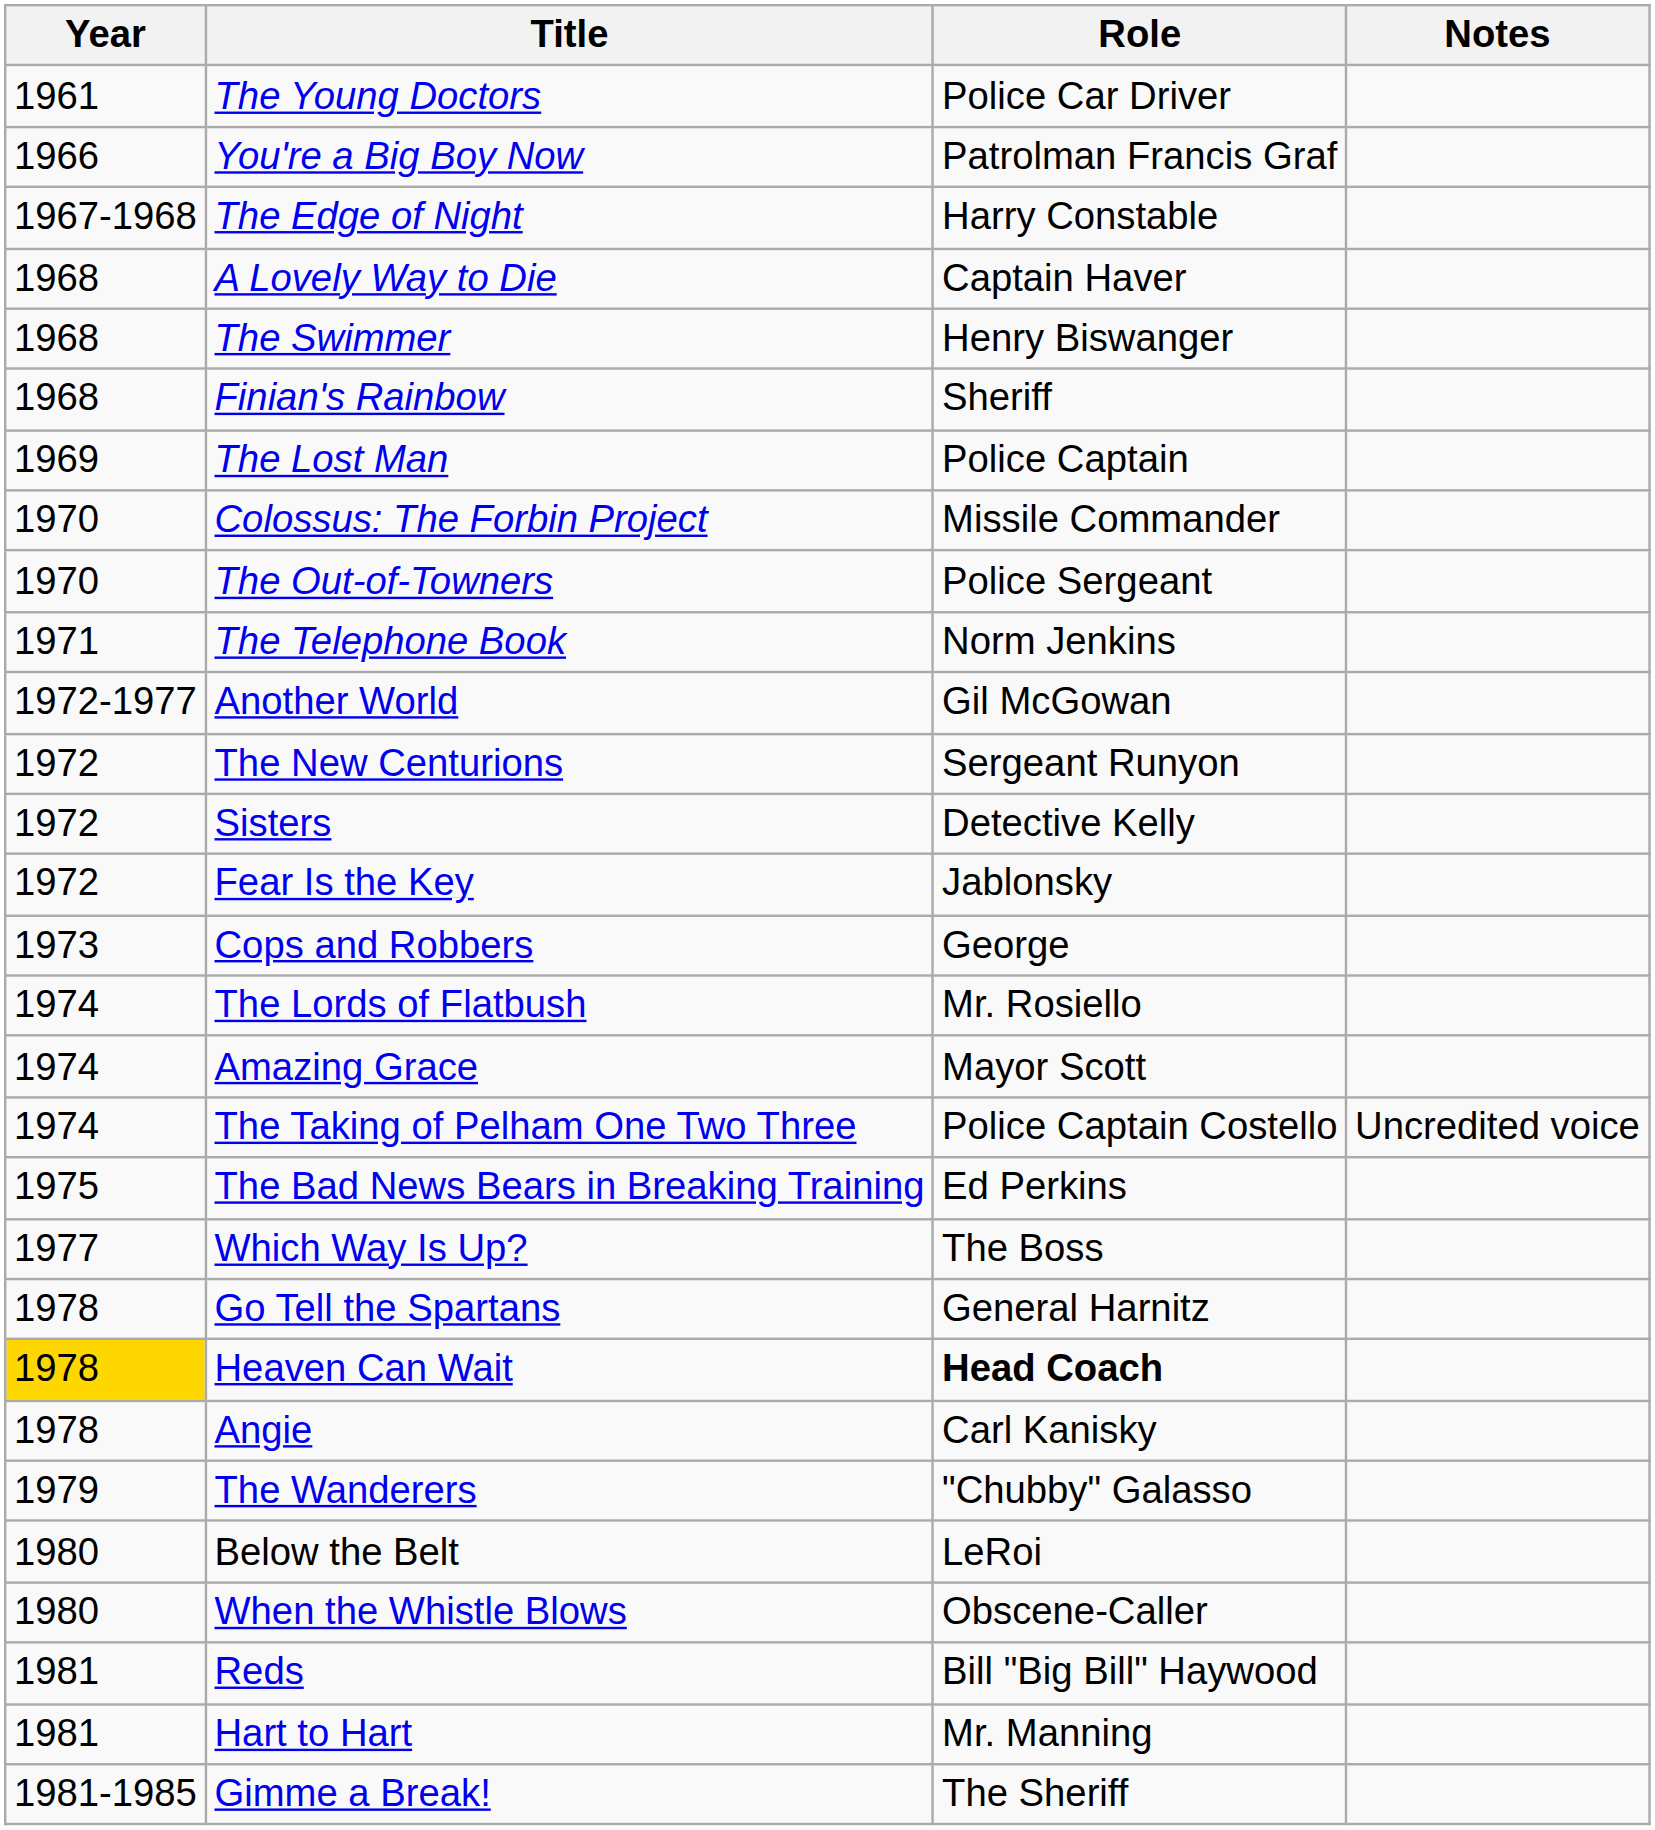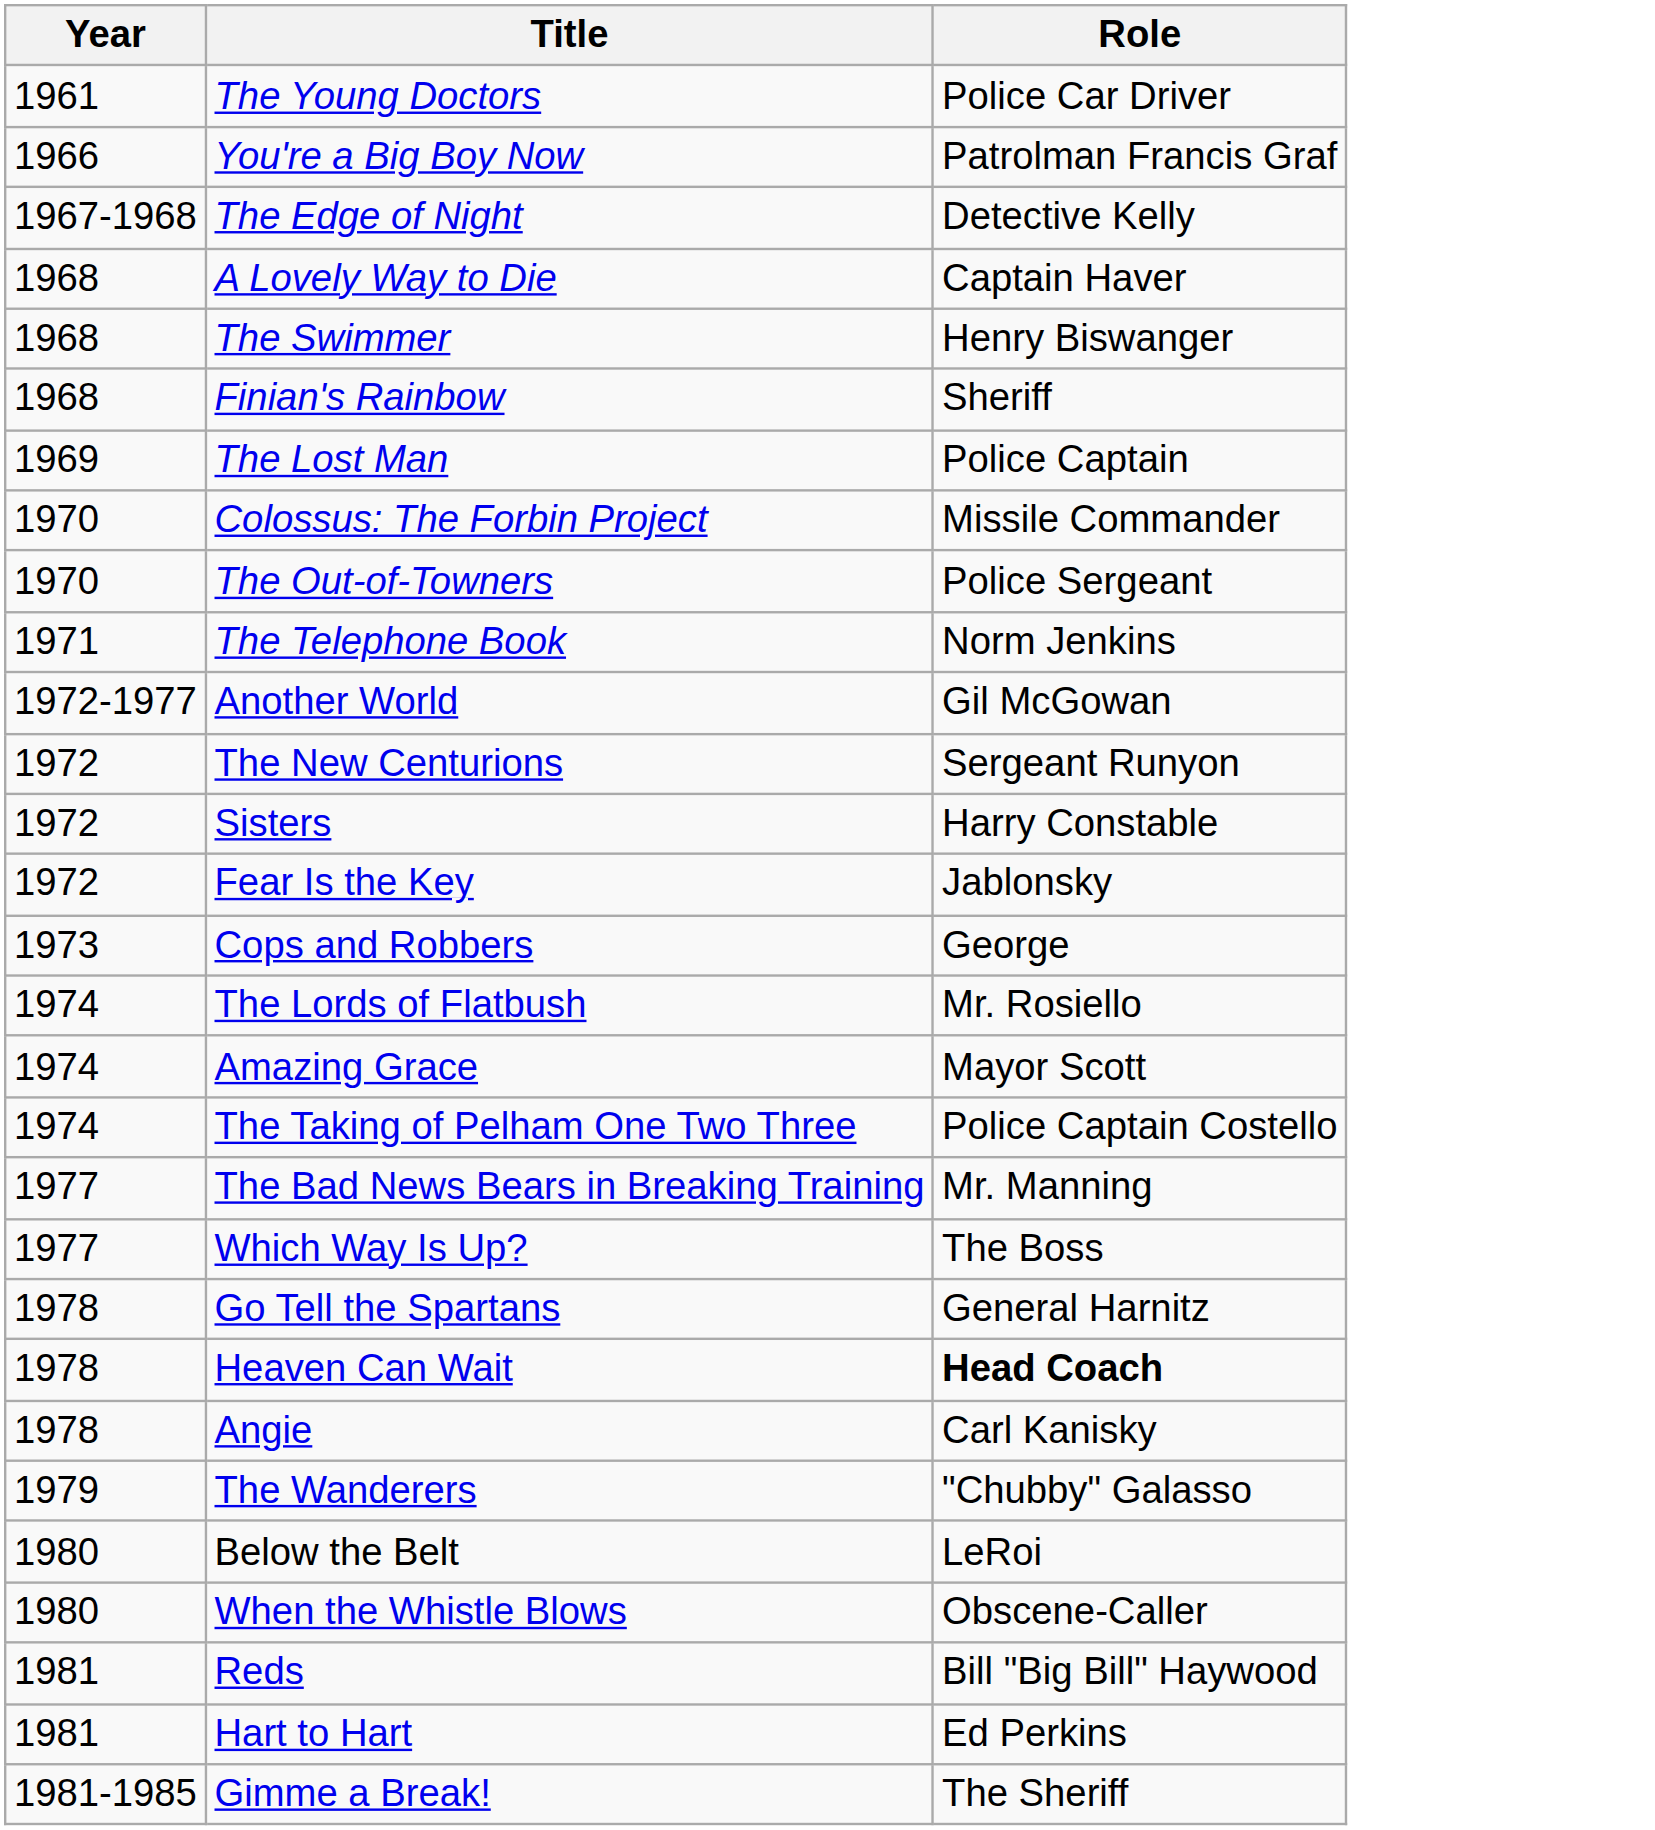- column: (1497, 34)
(1080, 216) Harry Constable -> (1069, 216) Detective Kelly
(1069, 823) Detective Kelly -> (1080, 823) Harry Constable
(57, 1187) 1975 -> (57, 1187) 1977
(1035, 1187) Ed Perkins -> (1047, 1187) Mr. Manning
(57, 1369) gold background -> (57, 1369) no background
(1047, 1732) Mr. Manning -> (1035, 1732) Ed Perkins
